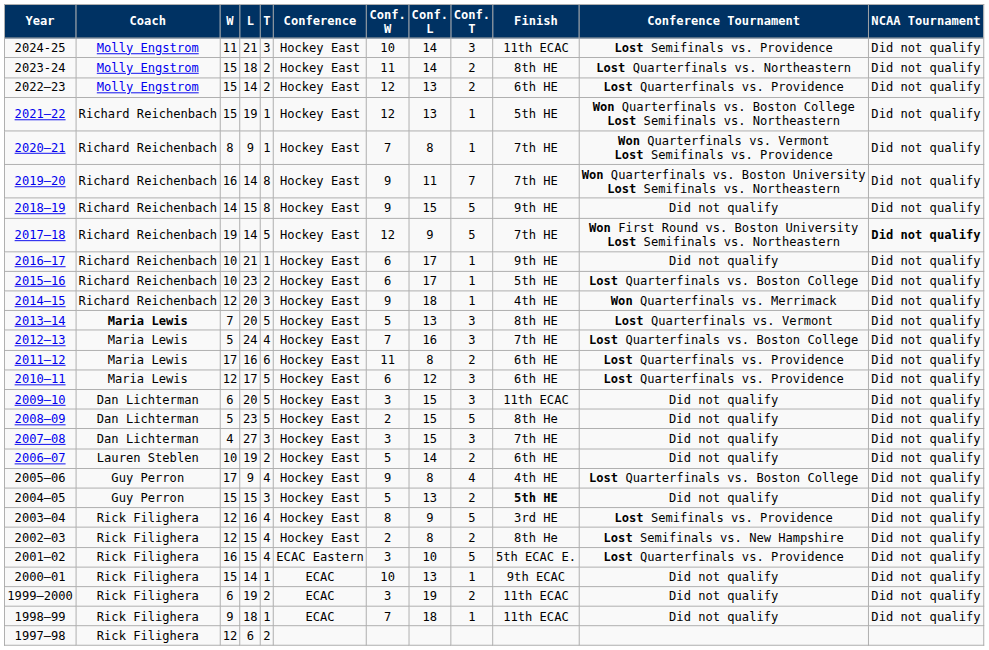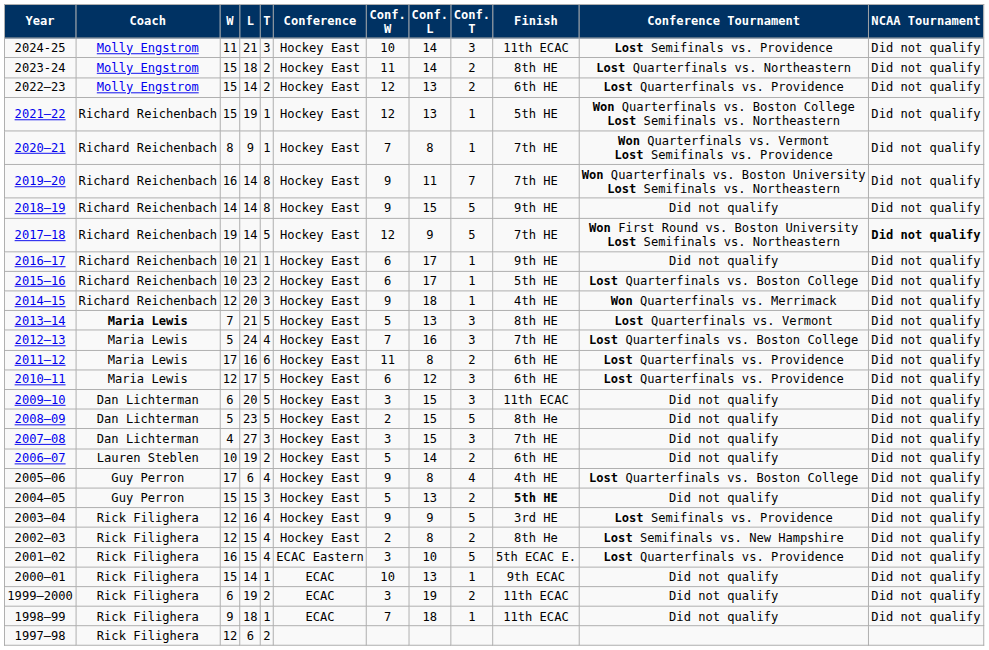(250, 208) 15 -> (250, 208) 14
(250, 321) 20 -> (250, 321) 21
(250, 478) 9 -> (250, 478) 6
(388, 518) 8 -> (388, 518) 9
